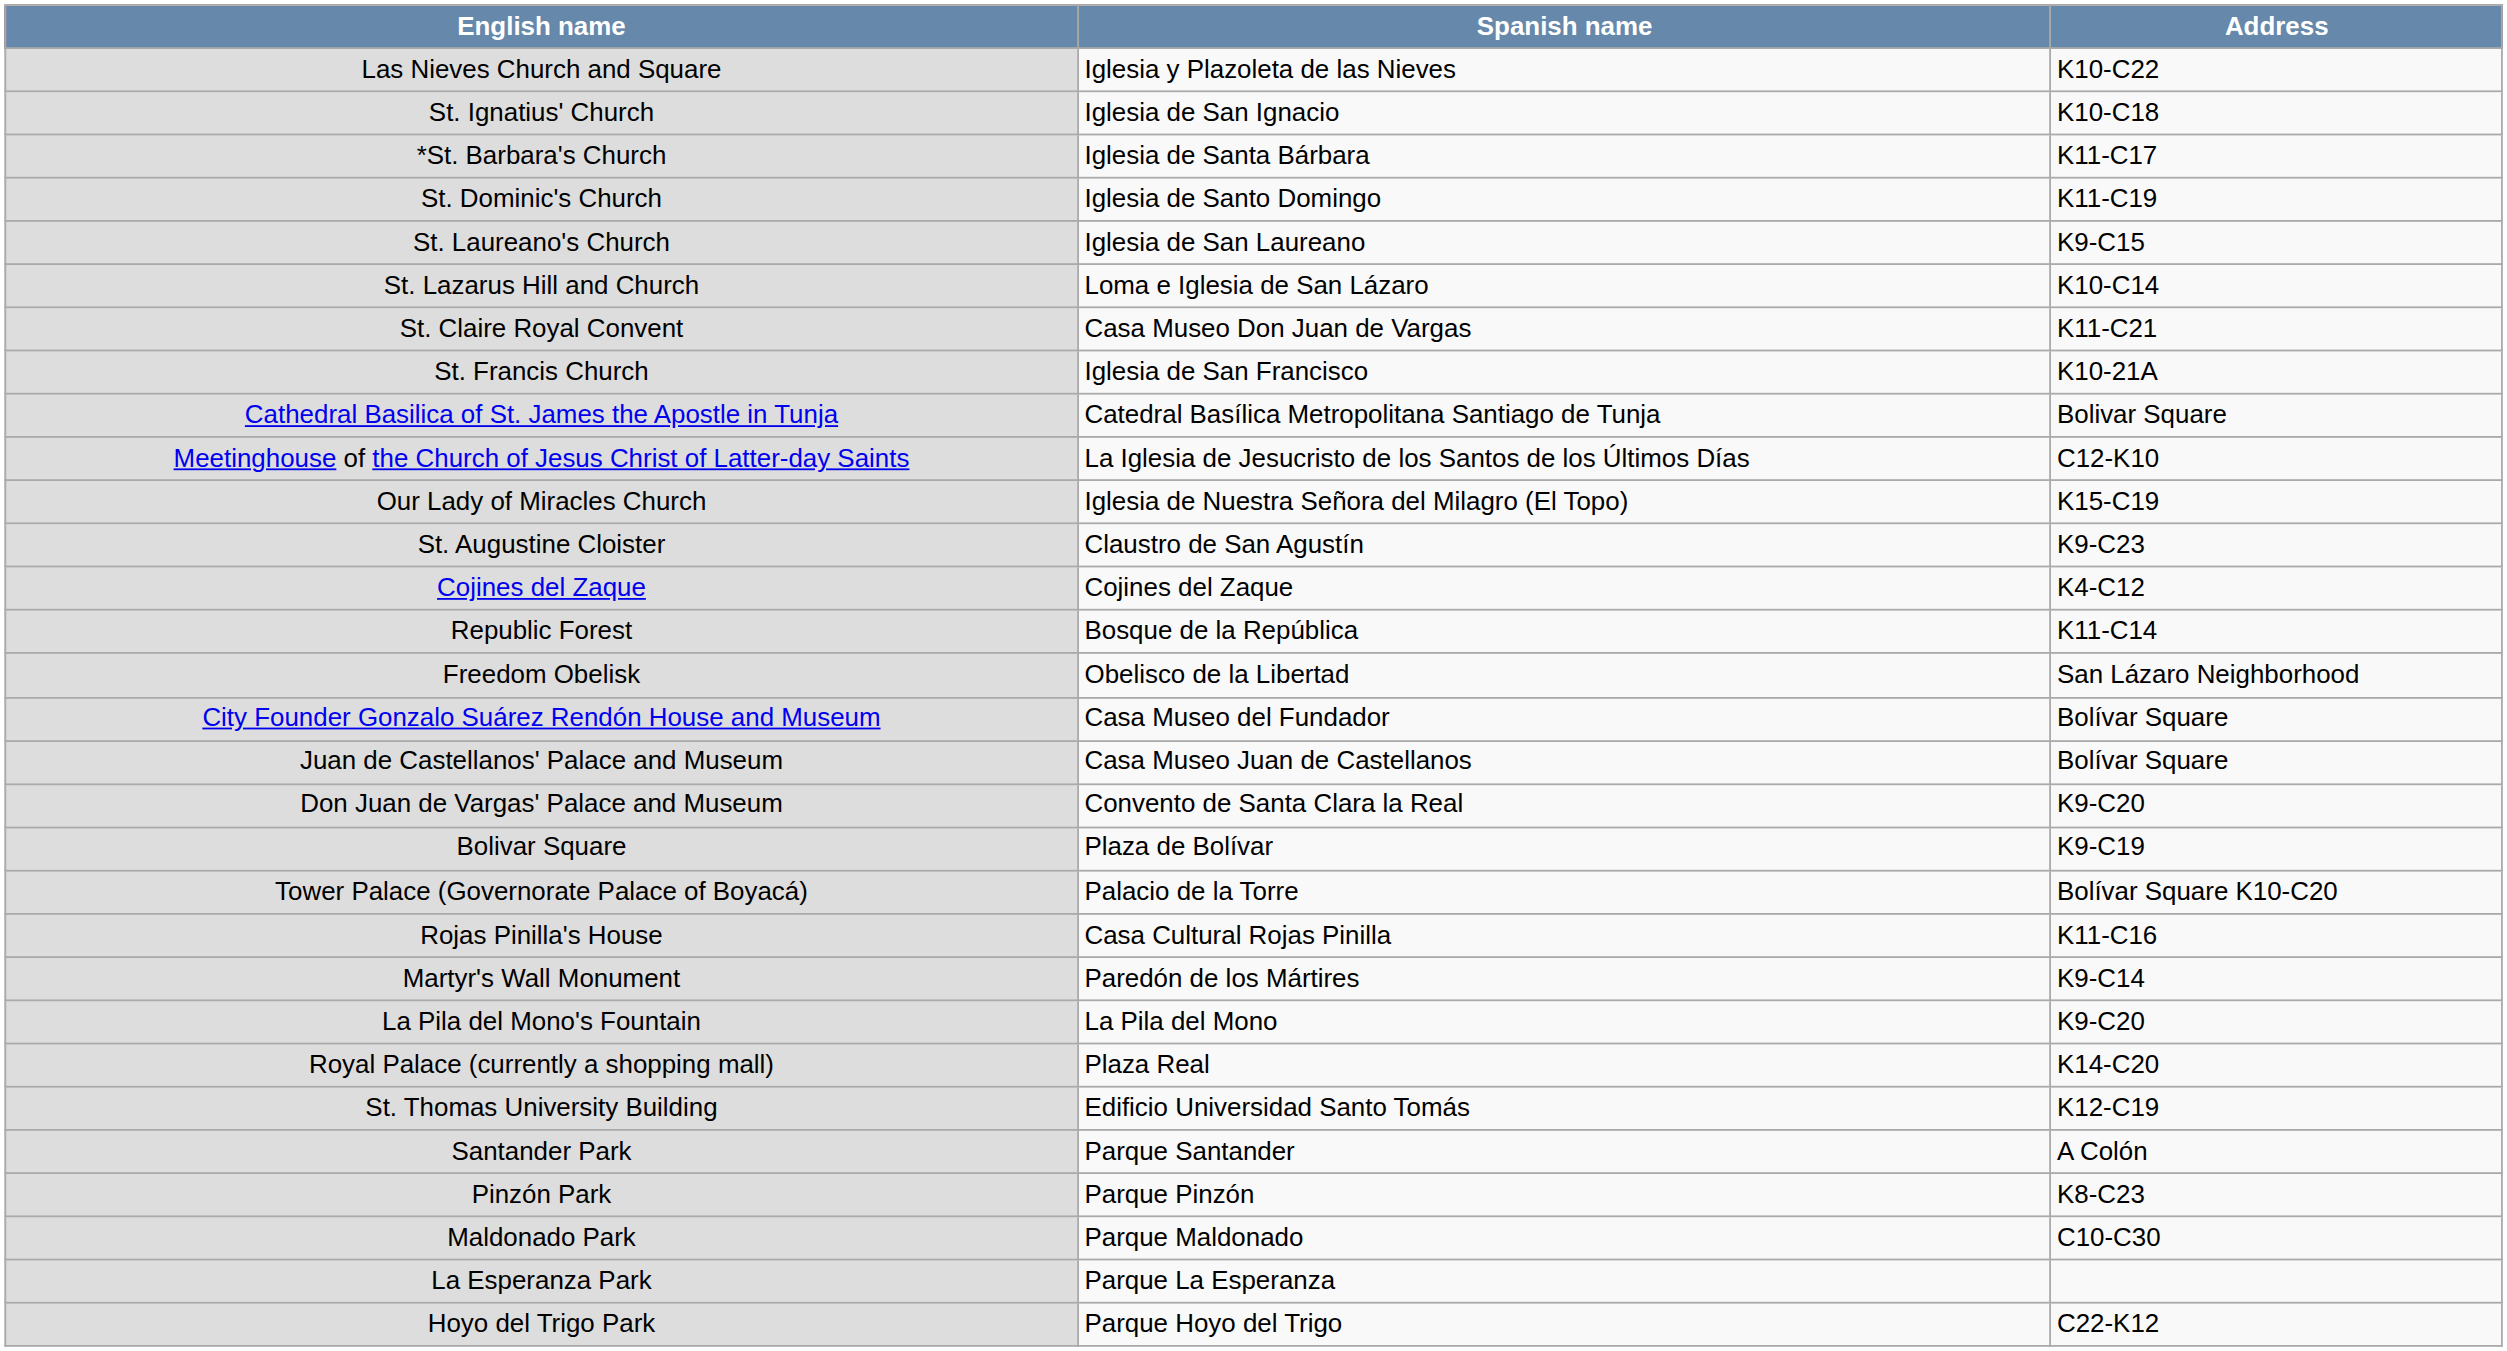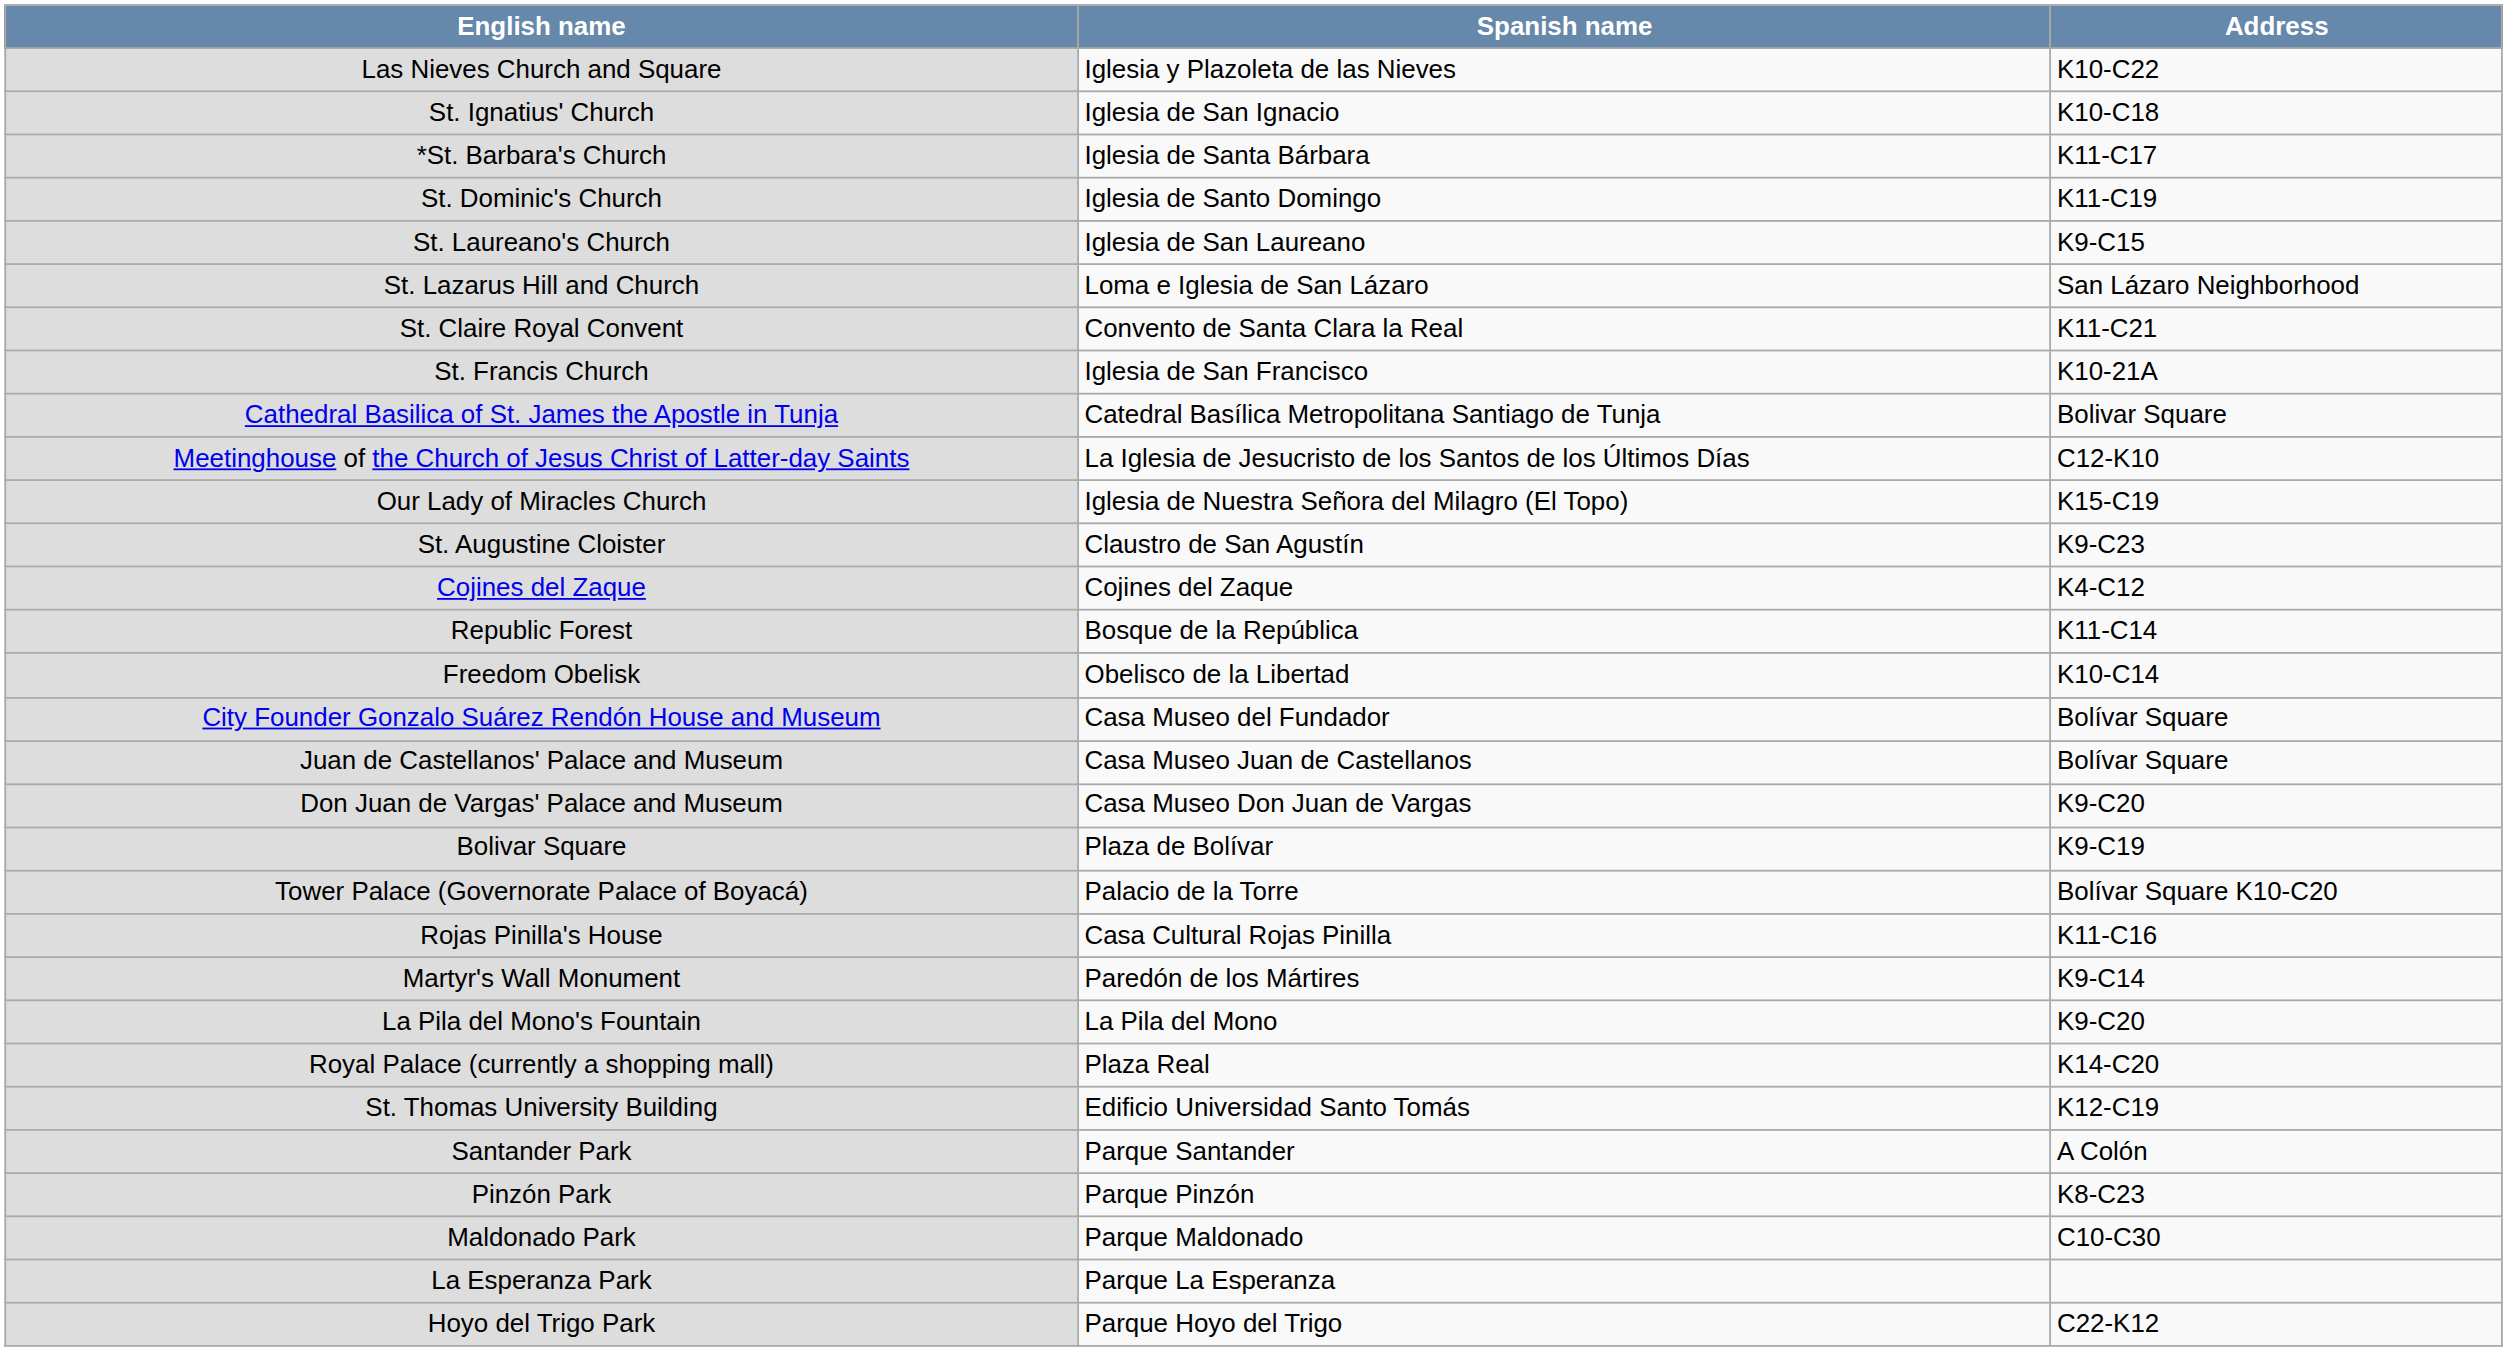(2108, 285) K10-C14 -> (2208, 285) San Lázaro Neighborhood
(1278, 328) Casa Museo Don Juan de Vargas -> (1274, 328) Convento de Santa Clara la Real
(2208, 674) San Lázaro Neighborhood -> (2108, 674) K10-C14
(1274, 804) Convento de Santa Clara la Real -> (1278, 804) Casa Museo Don Juan de Vargas
